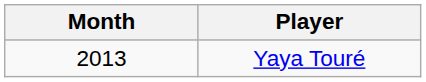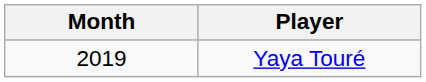(102, 58) 2013 -> (102, 58) 2019
